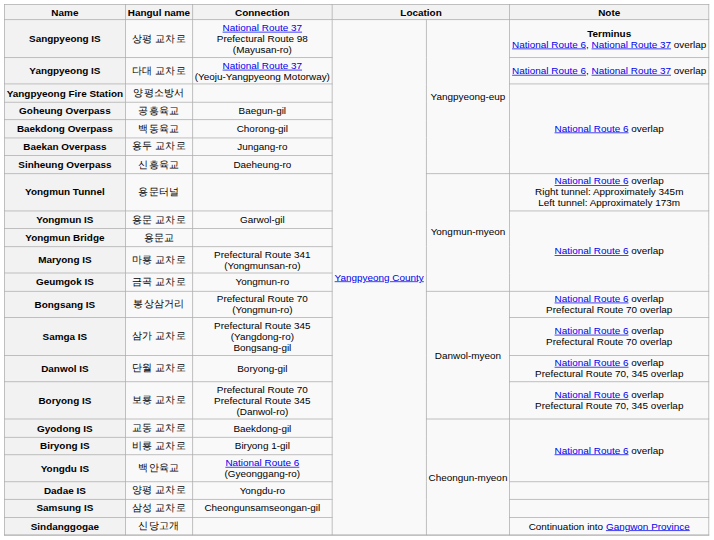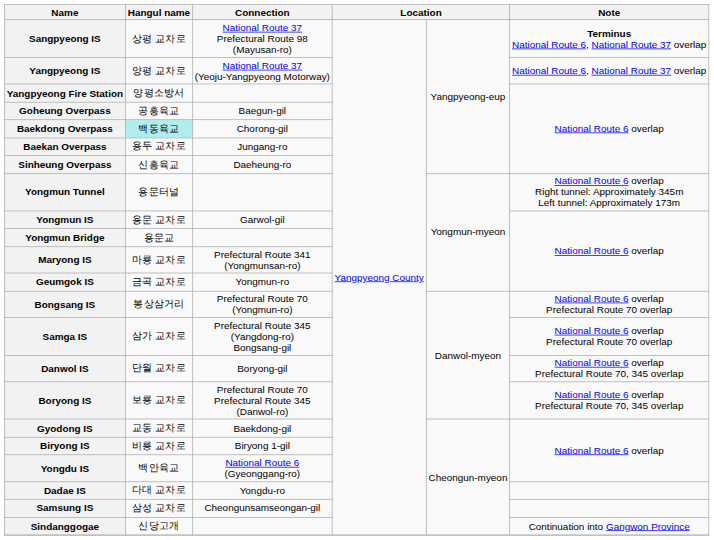(159, 70) 다대 교차로 -> (159, 70) 양평 교차로
(159, 128) no background -> (159, 128) paleturquoise background
(159, 490) 양평 교차로 -> (159, 490) 다대 교차로
